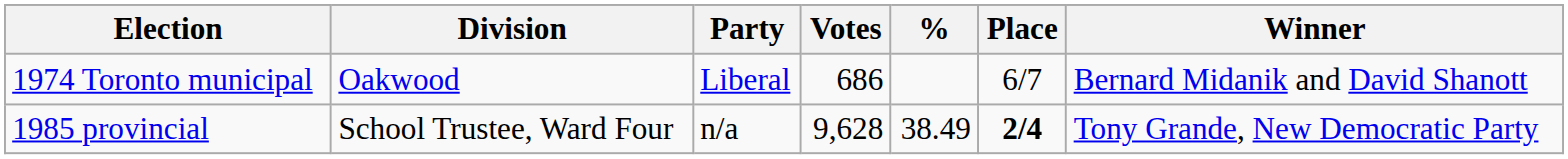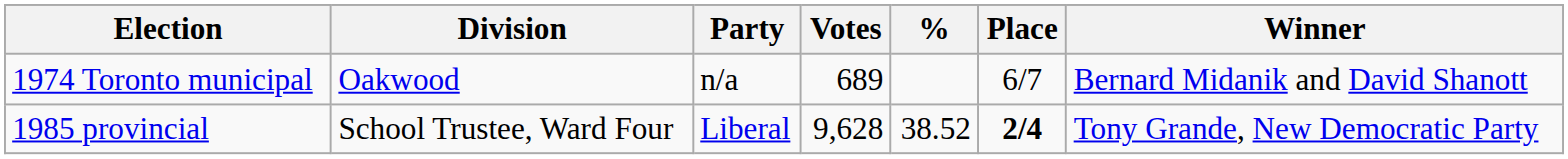(745, 78) Liberal -> (719, 78) n/a
(860, 78) 686 -> (860, 78) 689
(719, 128) n/a -> (745, 128) Liberal
(936, 128) 38.49 -> (936, 128) 38.52
